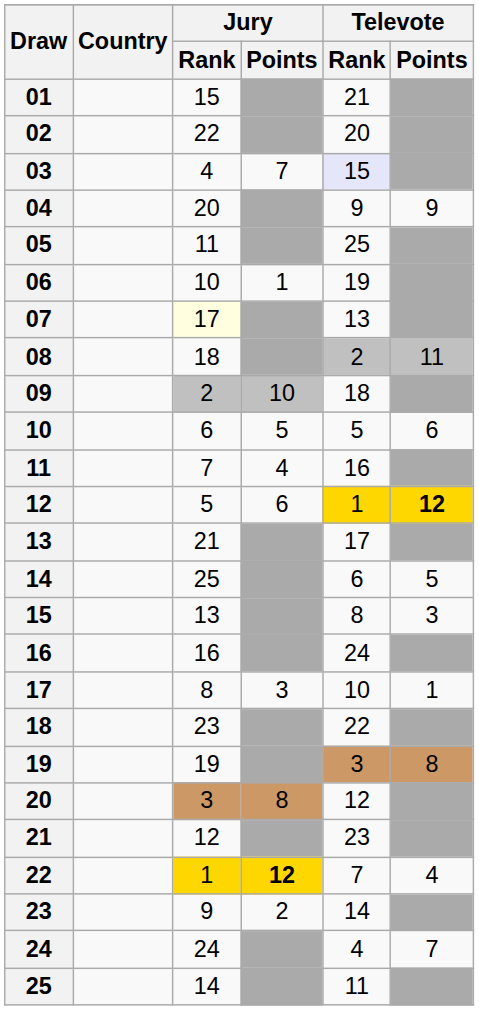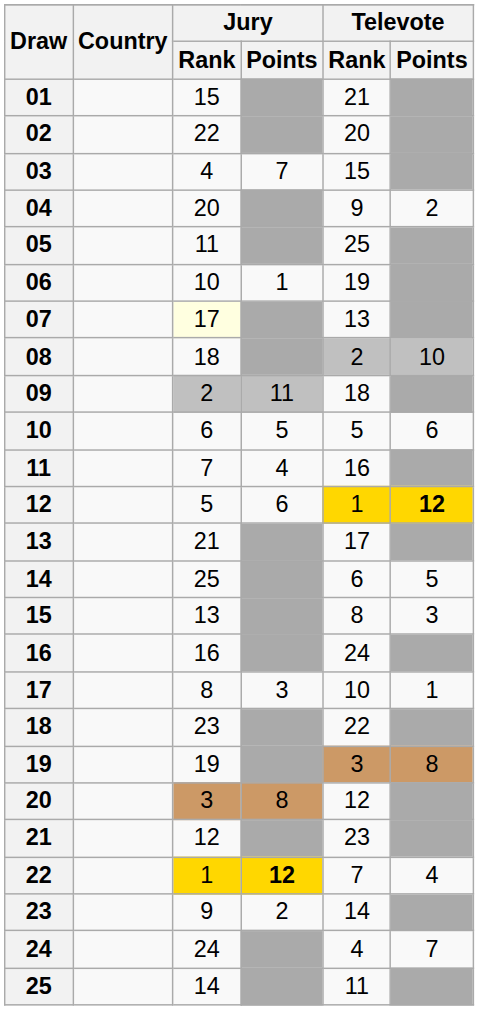(357, 171) lavender background -> (357, 171) no background
(432, 208) 9 -> (432, 208) 2
(432, 356) 11 -> (432, 356) 10
(282, 393) 10 -> (282, 393) 11
